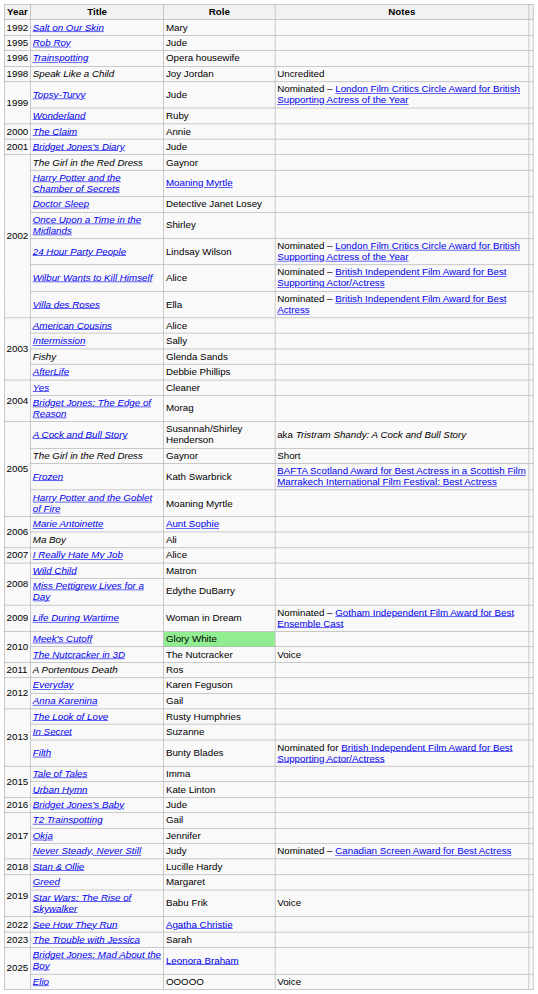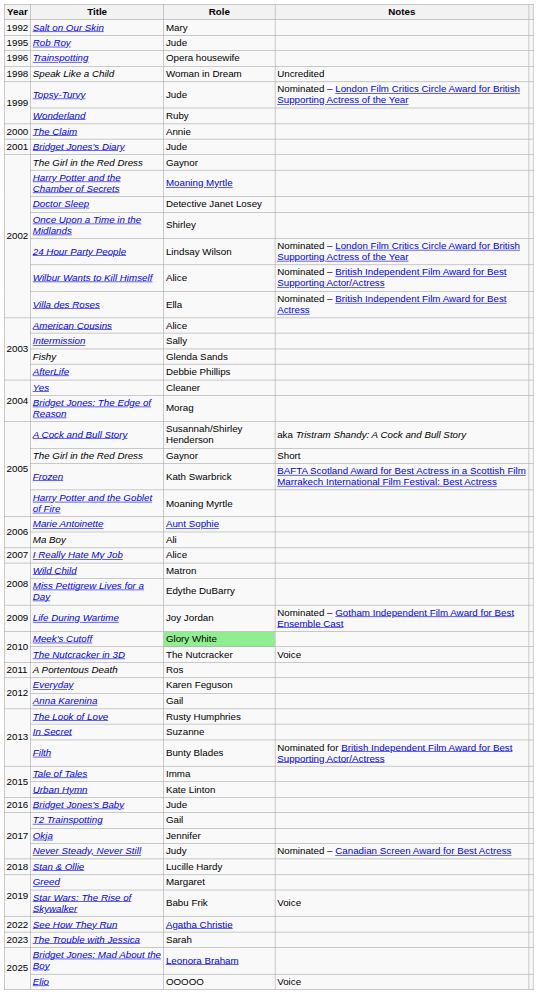(190, 74) Joy Jordan -> (204, 74) Woman in Dream
(204, 618) Woman in Dream -> (190, 618) Joy Jordan
